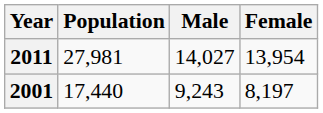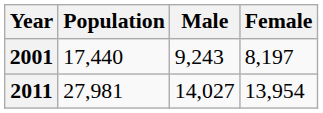rows swapped: (31, 90) <-> (31, 56)
